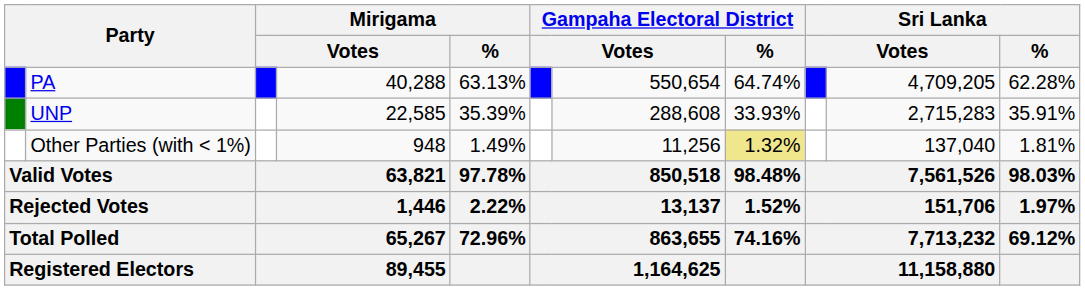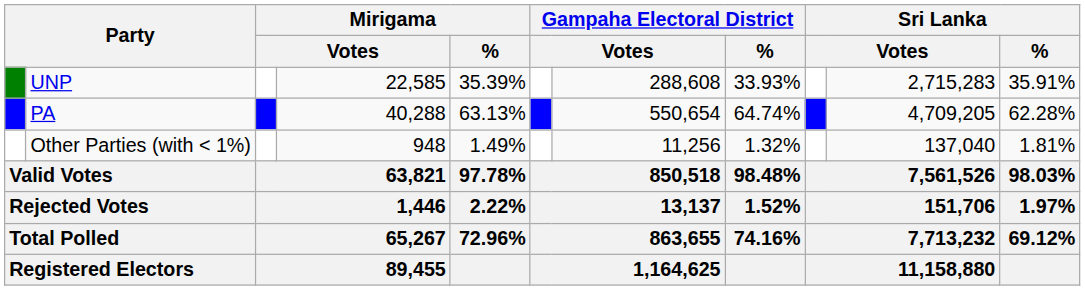rows swapped: (43, 82) <-> (51, 113)
(773, 144) khaki background -> (773, 144) no background
